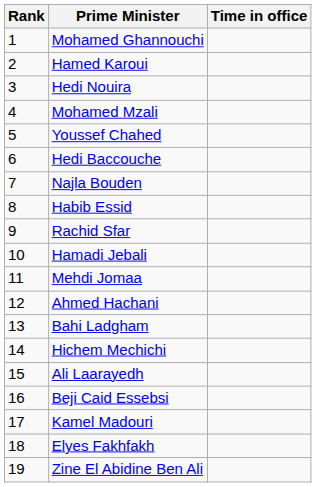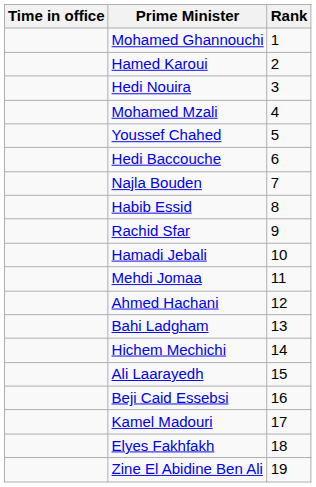columns swapped: (26, 16) <-> (259, 16)
